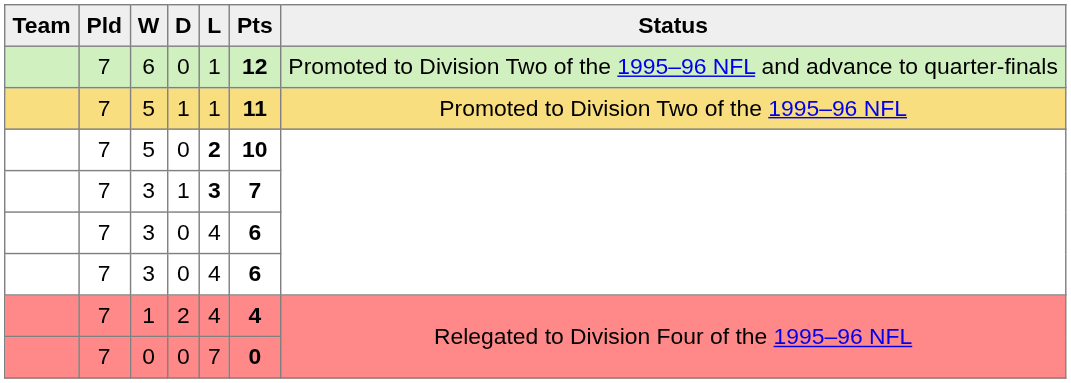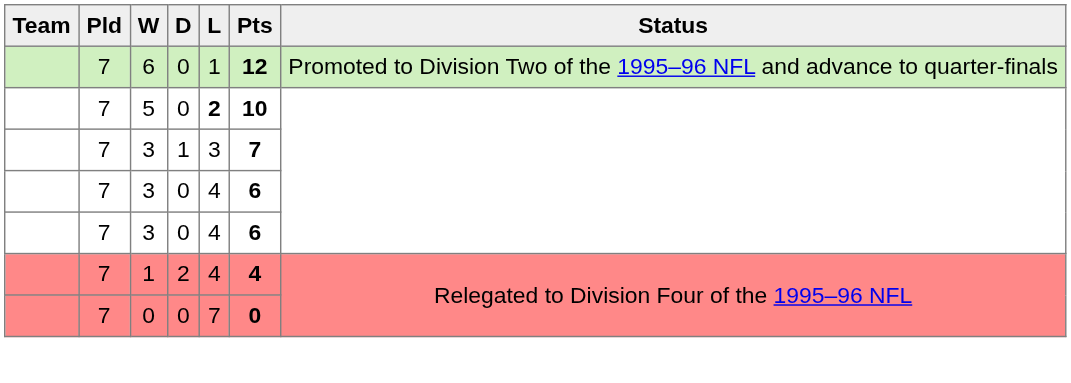- row: (148, 108)
(214, 191) bold -> (214, 149) normal
